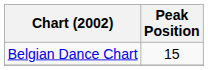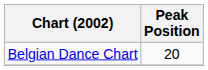(172, 53) 15 -> (172, 53) 20
